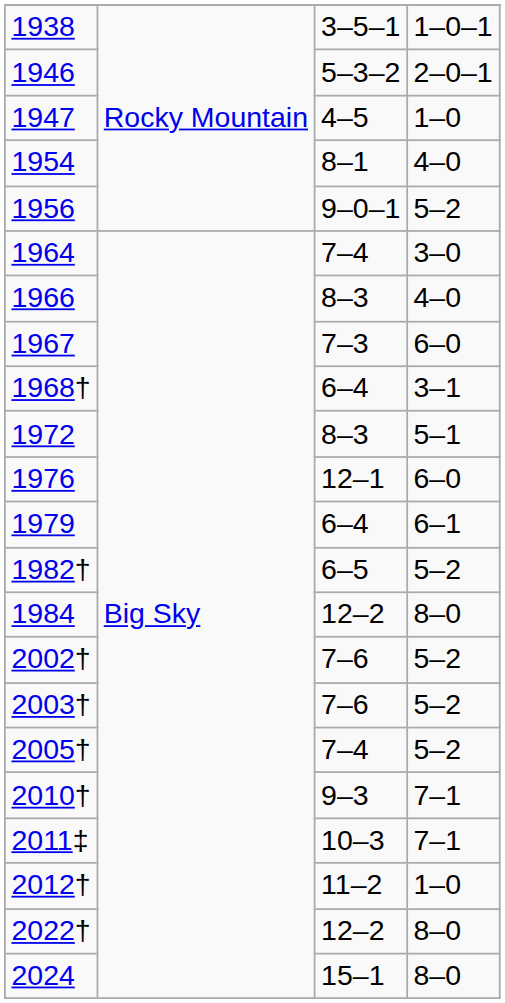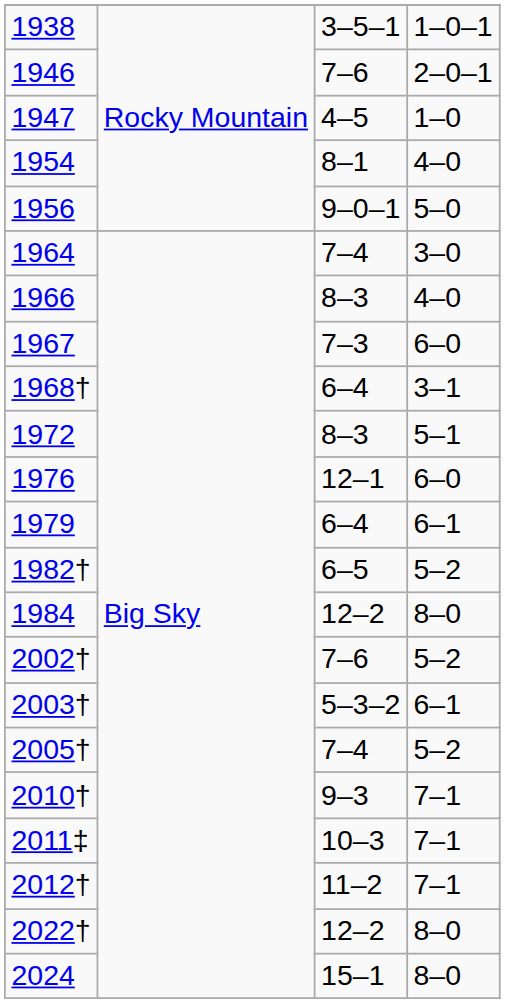(361, 72) 5–3–2 -> (345, 72) 7–6
(437, 207) 5–2 -> (437, 207) 5–0
(345, 704) 7–6 -> (361, 704) 5–3–2
(437, 704) 5–2 -> (437, 704) 6–1
(437, 885) 1–0 -> (437, 885) 7–1
